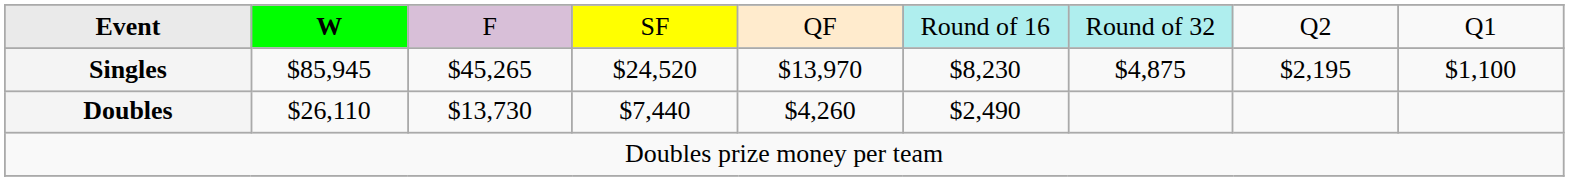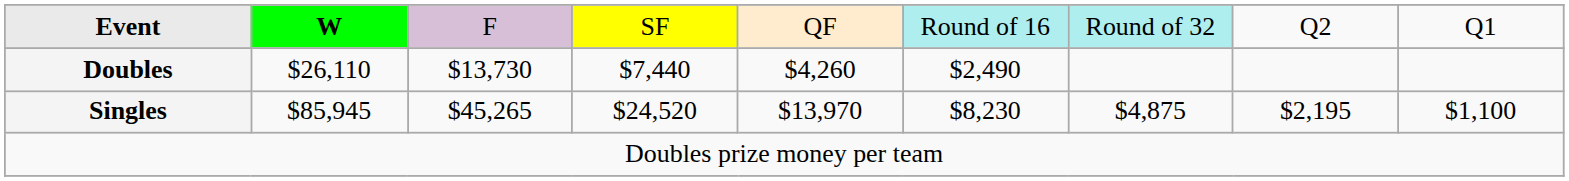rows swapped: (128, 69) <-> (128, 111)
